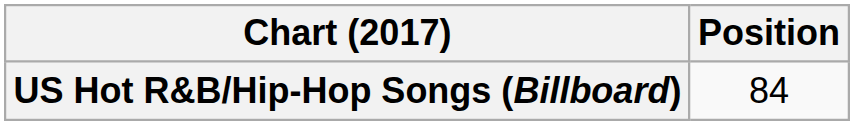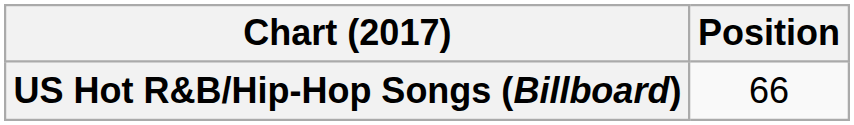(769, 90) 84 -> (769, 90) 66
